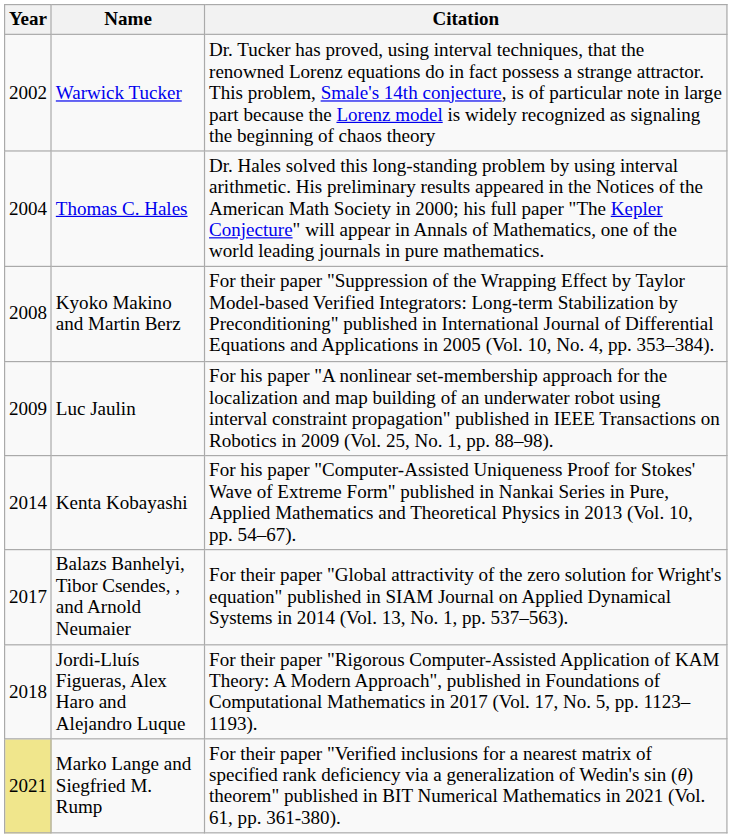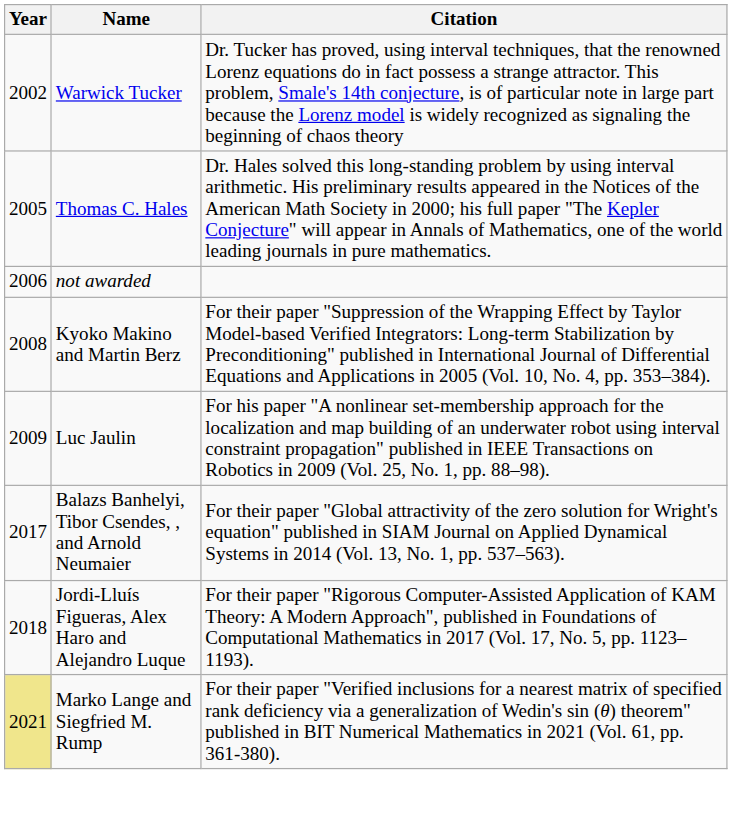(28, 208) 2004 -> (28, 208) 2005
+ row: (103, 281)
- row: (122, 502)
